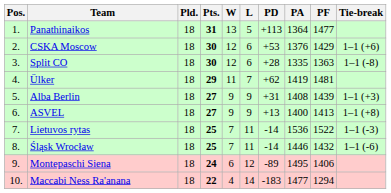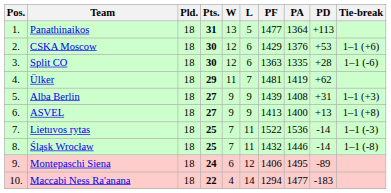columns swapped: (323, 12) <-> (271, 12)
(361, 63) 1–1 (-8) -> (361, 63) 1–1 (-6)
(361, 146) 1–1 (-6) -> (361, 146) 1–1 (-8)
